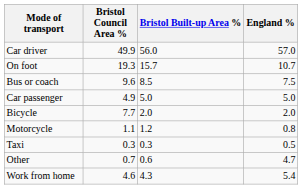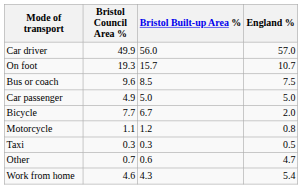(146, 113) 2.0 -> (146, 113) 6.7
